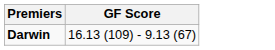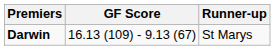+ column: (234, 14)
